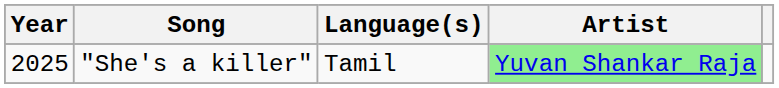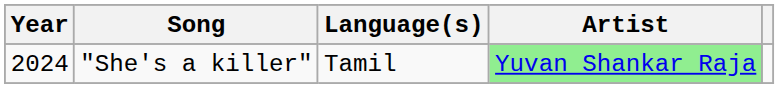(40, 64) 2025 -> (40, 64) 2024
